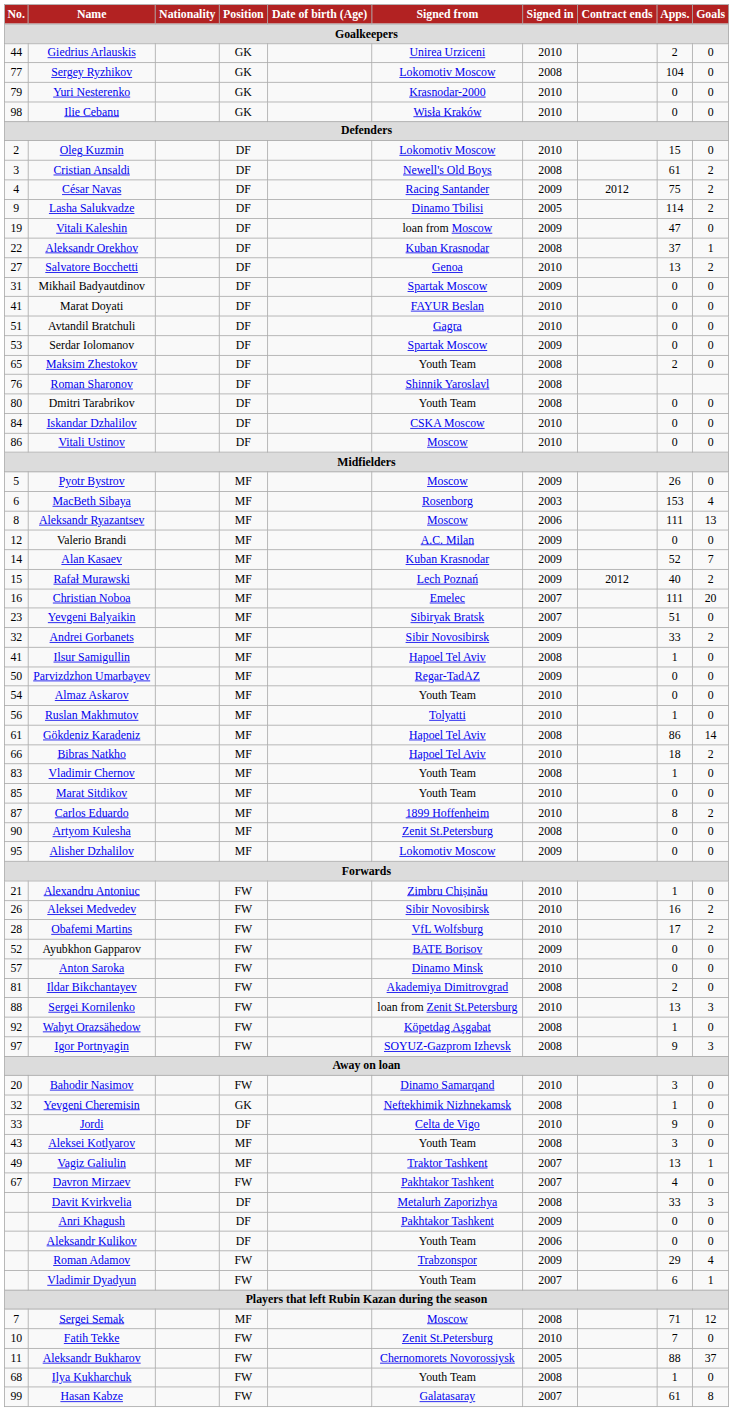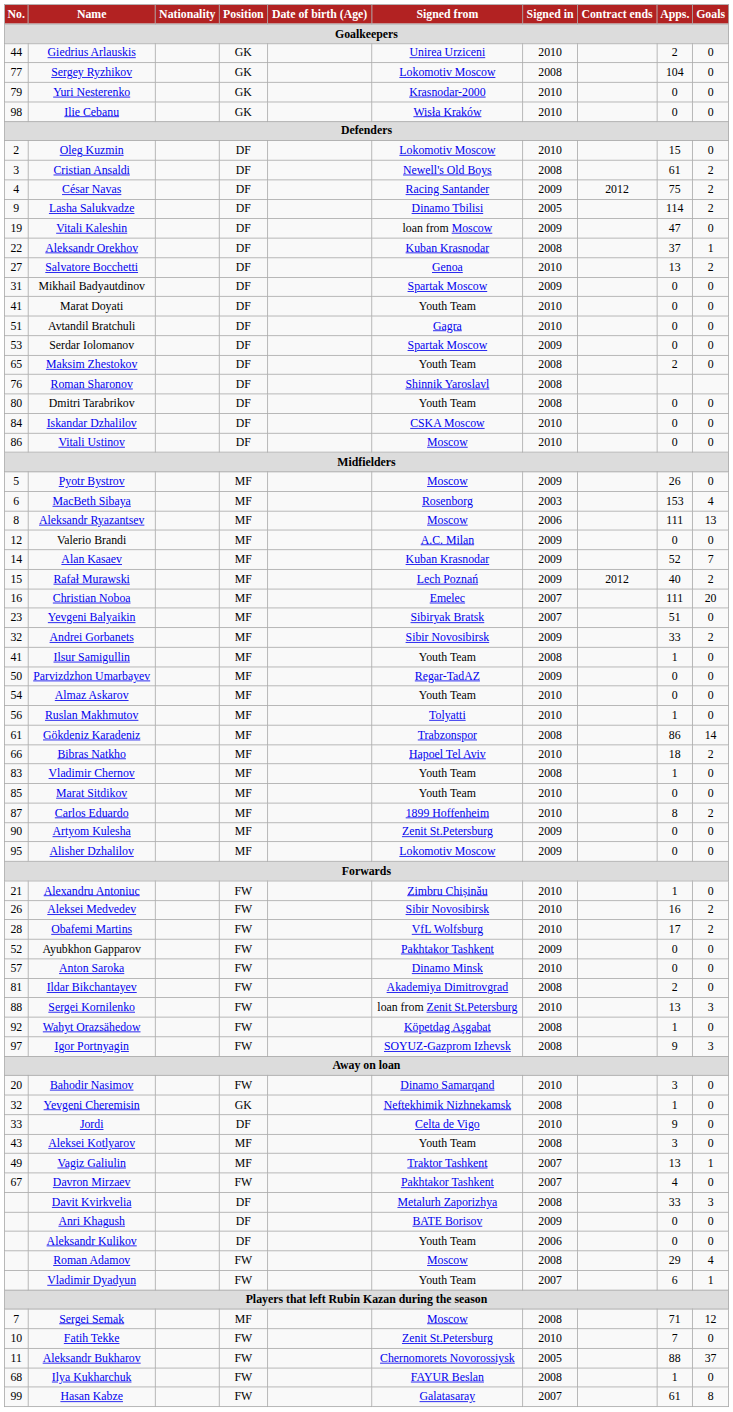(447, 306) FAYUR Beslan -> (447, 306) Youth Team
(447, 657) Hapoel Tel Aviv -> (447, 657) Youth Team
(447, 735) Hapoel Tel Aviv -> (447, 735) Trabzonspor
(550, 832) 2008 -> (550, 832) 2009
(447, 949) BATE Borisov -> (447, 949) Pakhtakor Tashkent
(447, 1222) Pakhtakor Tashkent -> (447, 1222) BATE Borisov
(447, 1261) Trabzonspor -> (447, 1261) Moscow
(550, 1261) 2009 -> (550, 1261) 2008
(447, 1377) Youth Team -> (447, 1377) FAYUR Beslan
